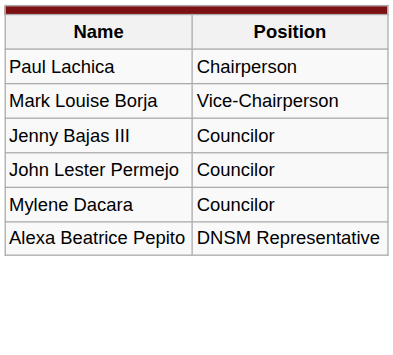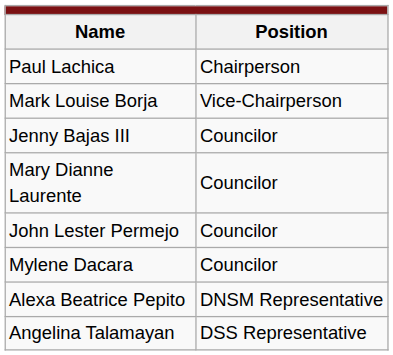+ row: (61, 182)
+ row: (92, 333)
